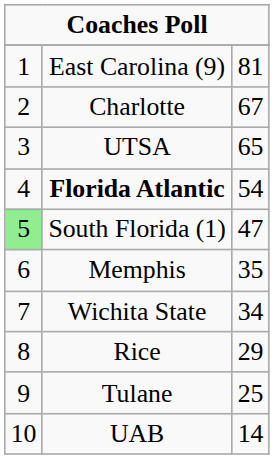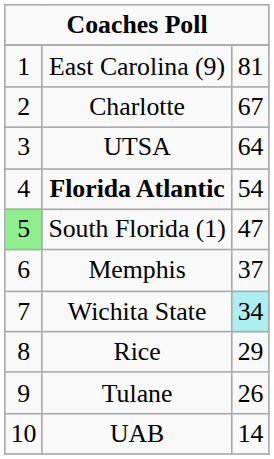(251, 147) 65 -> (251, 147) 64
(251, 270) 35 -> (251, 270) 37
(251, 310) no background -> (251, 310) paleturquoise background
(251, 392) 25 -> (251, 392) 26
